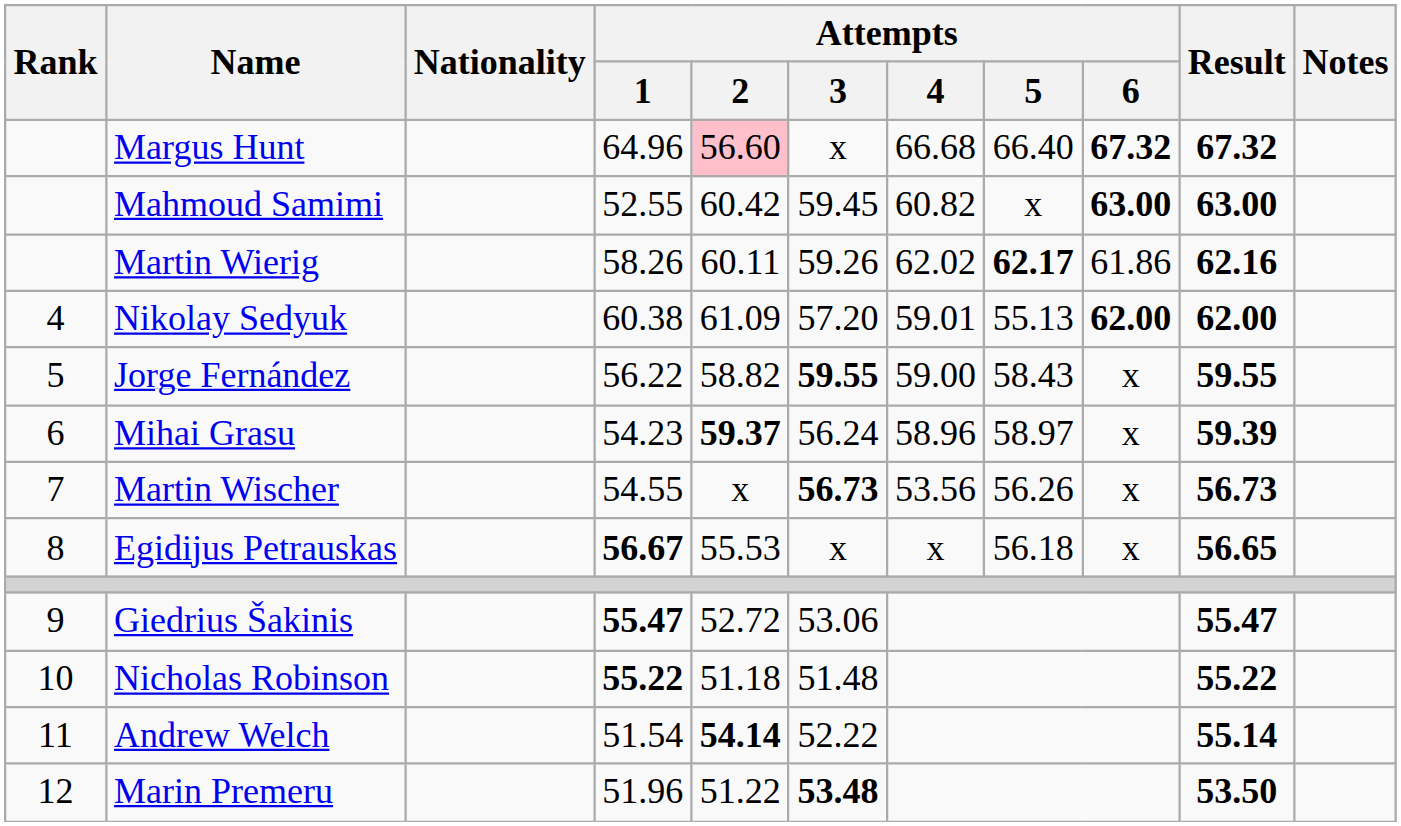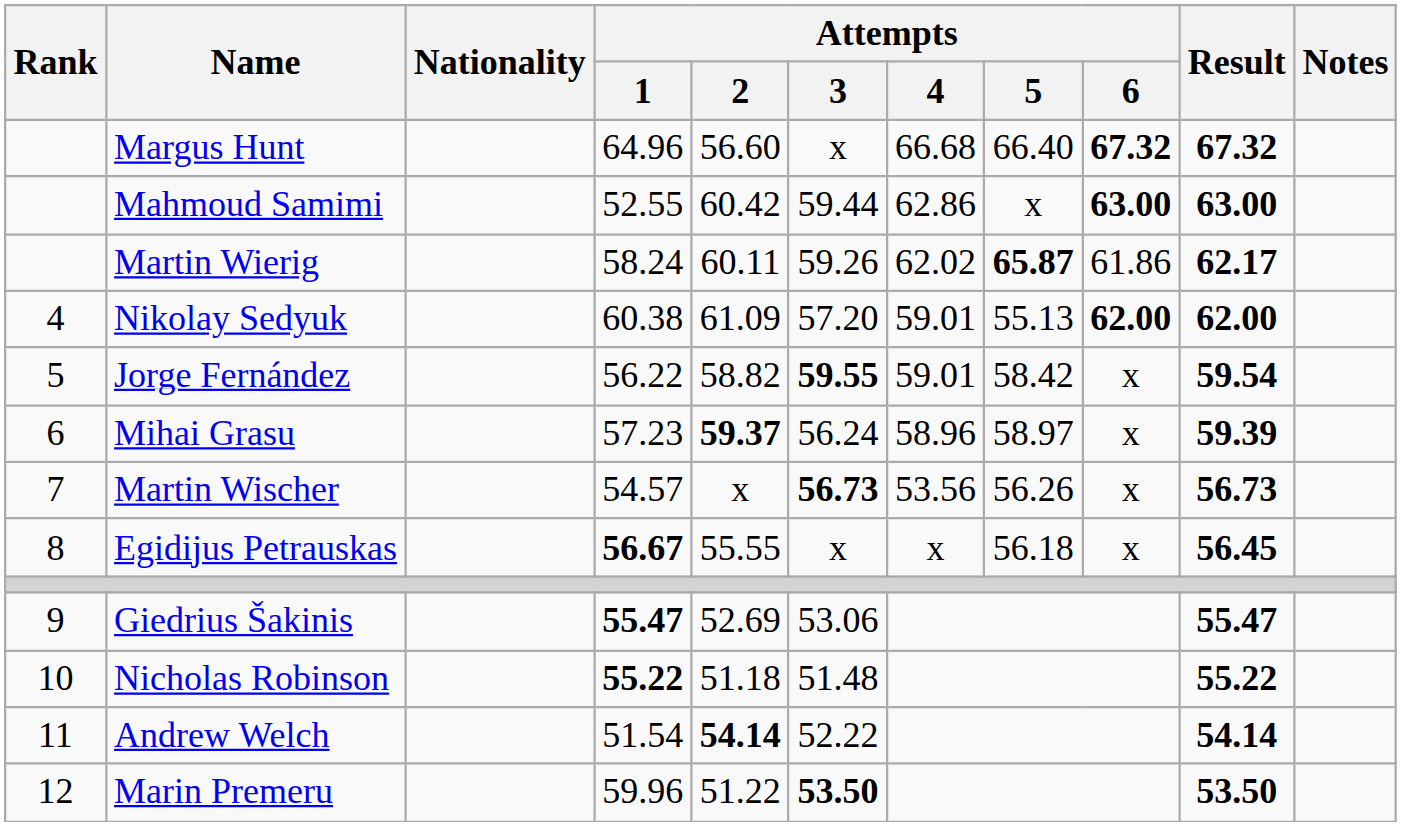(740, 147) pink background -> (740, 147) no background
(838, 204) 59.45 -> (838, 204) 59.44
(936, 204) 60.82 -> (936, 204) 62.86
(643, 261) 58.26 -> (643, 261) 58.24
(1033, 261) 62.17 -> (1033, 261) 65.87
(1237, 261) 62.16 -> (1237, 261) 62.17
(936, 375) 59.00 -> (936, 375) 59.01
(1033, 375) 58.43 -> (1033, 375) 58.42
(1237, 375) 59.55 -> (1237, 375) 59.54
(643, 432) 54.23 -> (643, 432) 57.23
(643, 489) 54.55 -> (643, 489) 54.57
(740, 546) 55.53 -> (740, 546) 55.55
(1237, 546) 56.65 -> (1237, 546) 56.45
(740, 620) 52.72 -> (740, 620) 52.69
(1237, 734) 55.14 -> (1237, 734) 54.14
(643, 791) 51.96 -> (643, 791) 59.96
(838, 791) 53.48 -> (838, 791) 53.50
